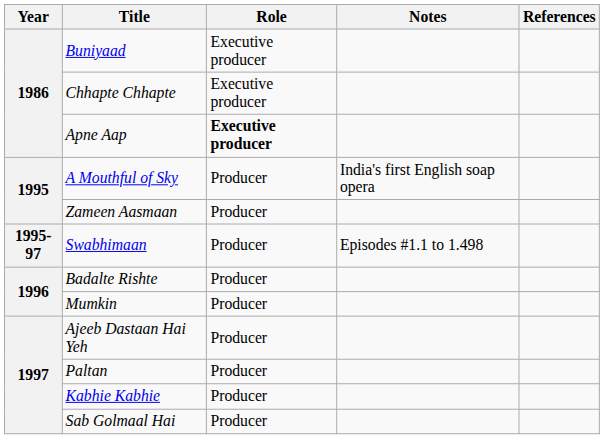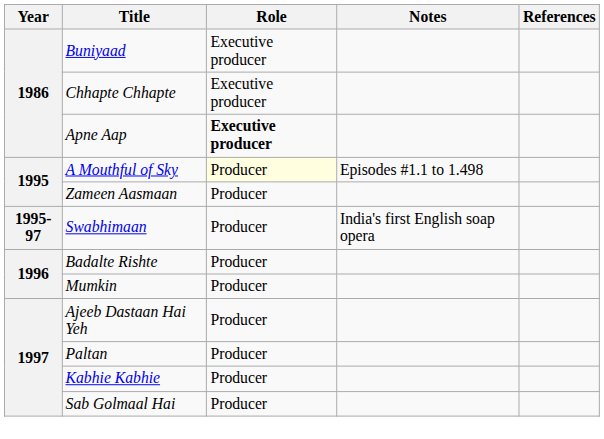(239, 178) no background -> (239, 169) lightyellow background
(417, 178) India's first English soap opera -> (412, 169) Episodes #1.1 to 1.498
(412, 245) Episodes #1.1 to 1.498 -> (417, 227) India's first English soap opera
